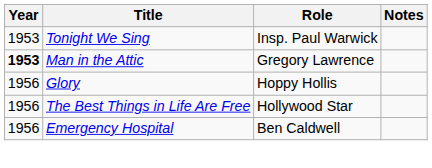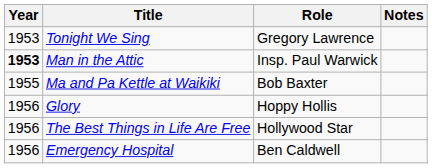(317, 38) Insp. Paul Warwick -> (316, 38) Gregory Lawrence
(316, 60) Gregory Lawrence -> (317, 60) Insp. Paul Warwick
+ row: (133, 83)
